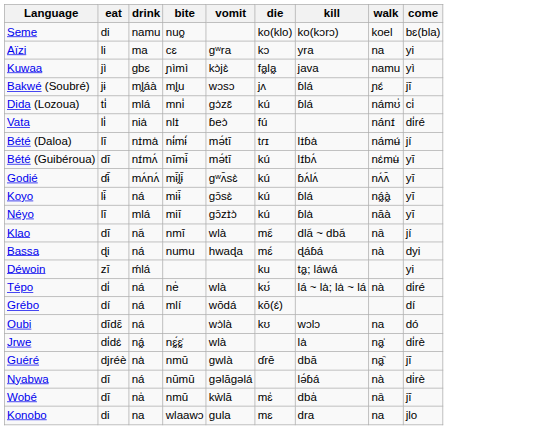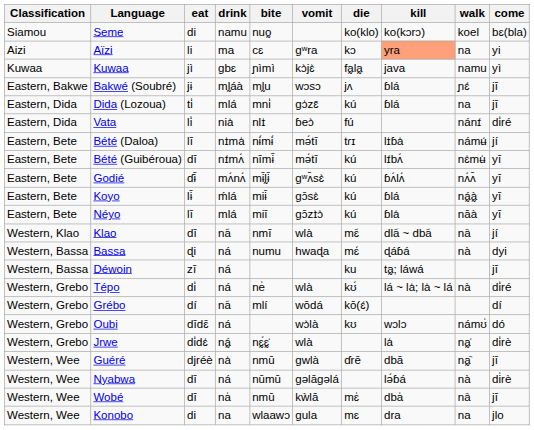+ column: (48, 13)
(306, 50) no background -> (392, 50) lightsalmon background
(386, 104) námʊ̍ -> (464, 104) na
(410, 104) ci̍ -> (495, 104) jī
(138, 196) ná -> (227, 196) ḿlá
(141, 269) ḿlá -> (224, 269) ná
(410, 269) yi -> (495, 269) jī
(138, 305) ná -> (224, 305) na᷄
(378, 324) na -> (472, 324) námʊ̍
